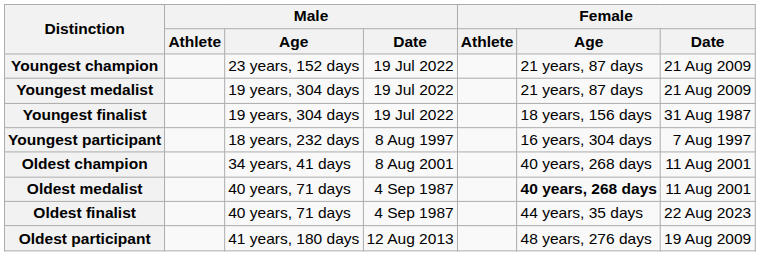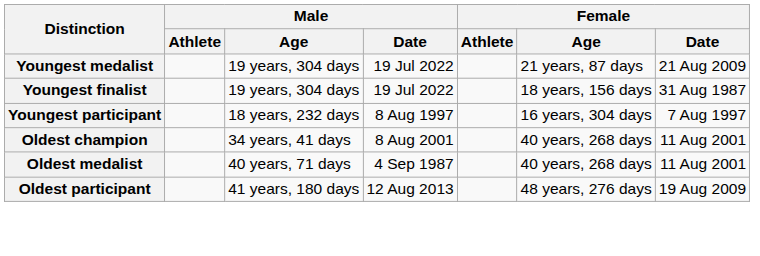- row: (85, 66)
(589, 189) bold -> (586, 164) normal
- row: (85, 213)
